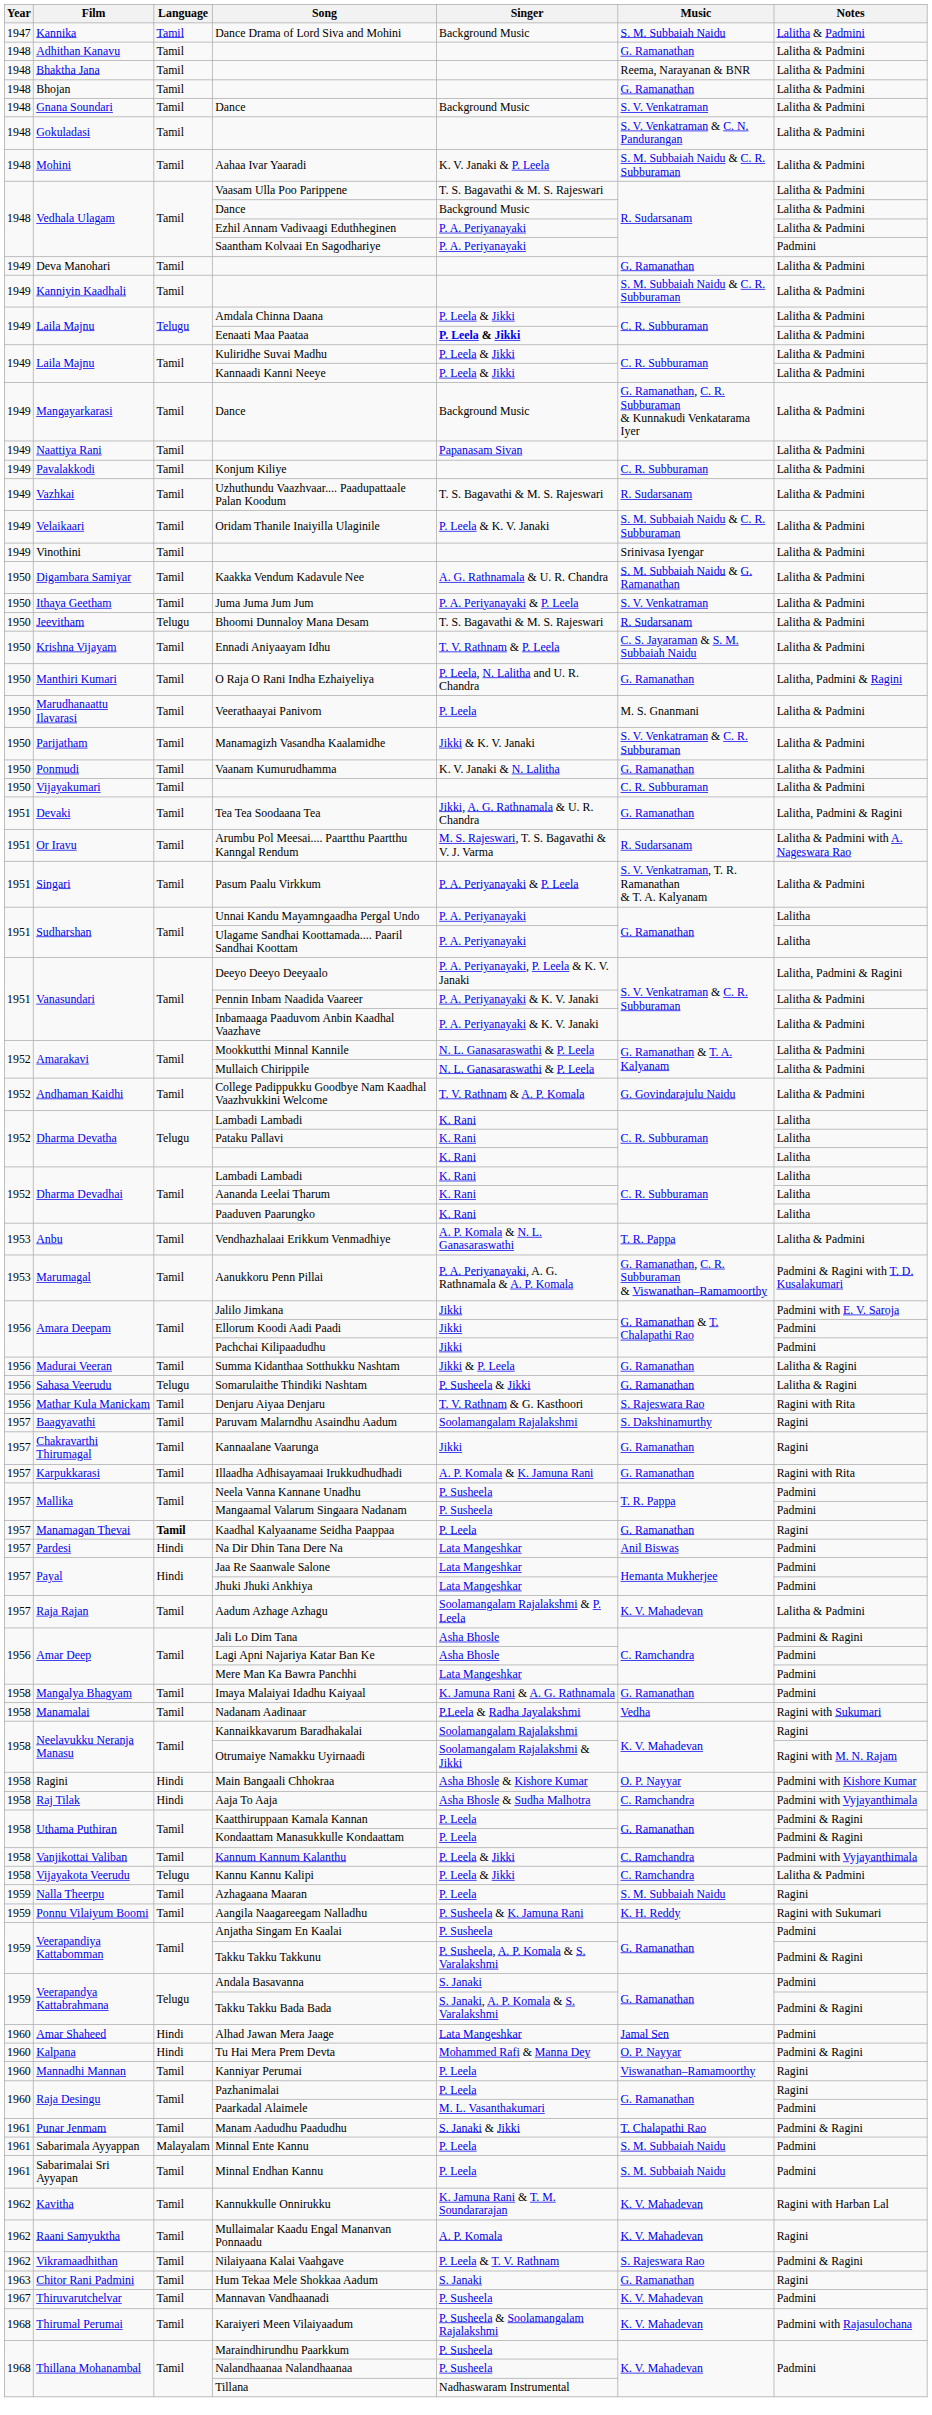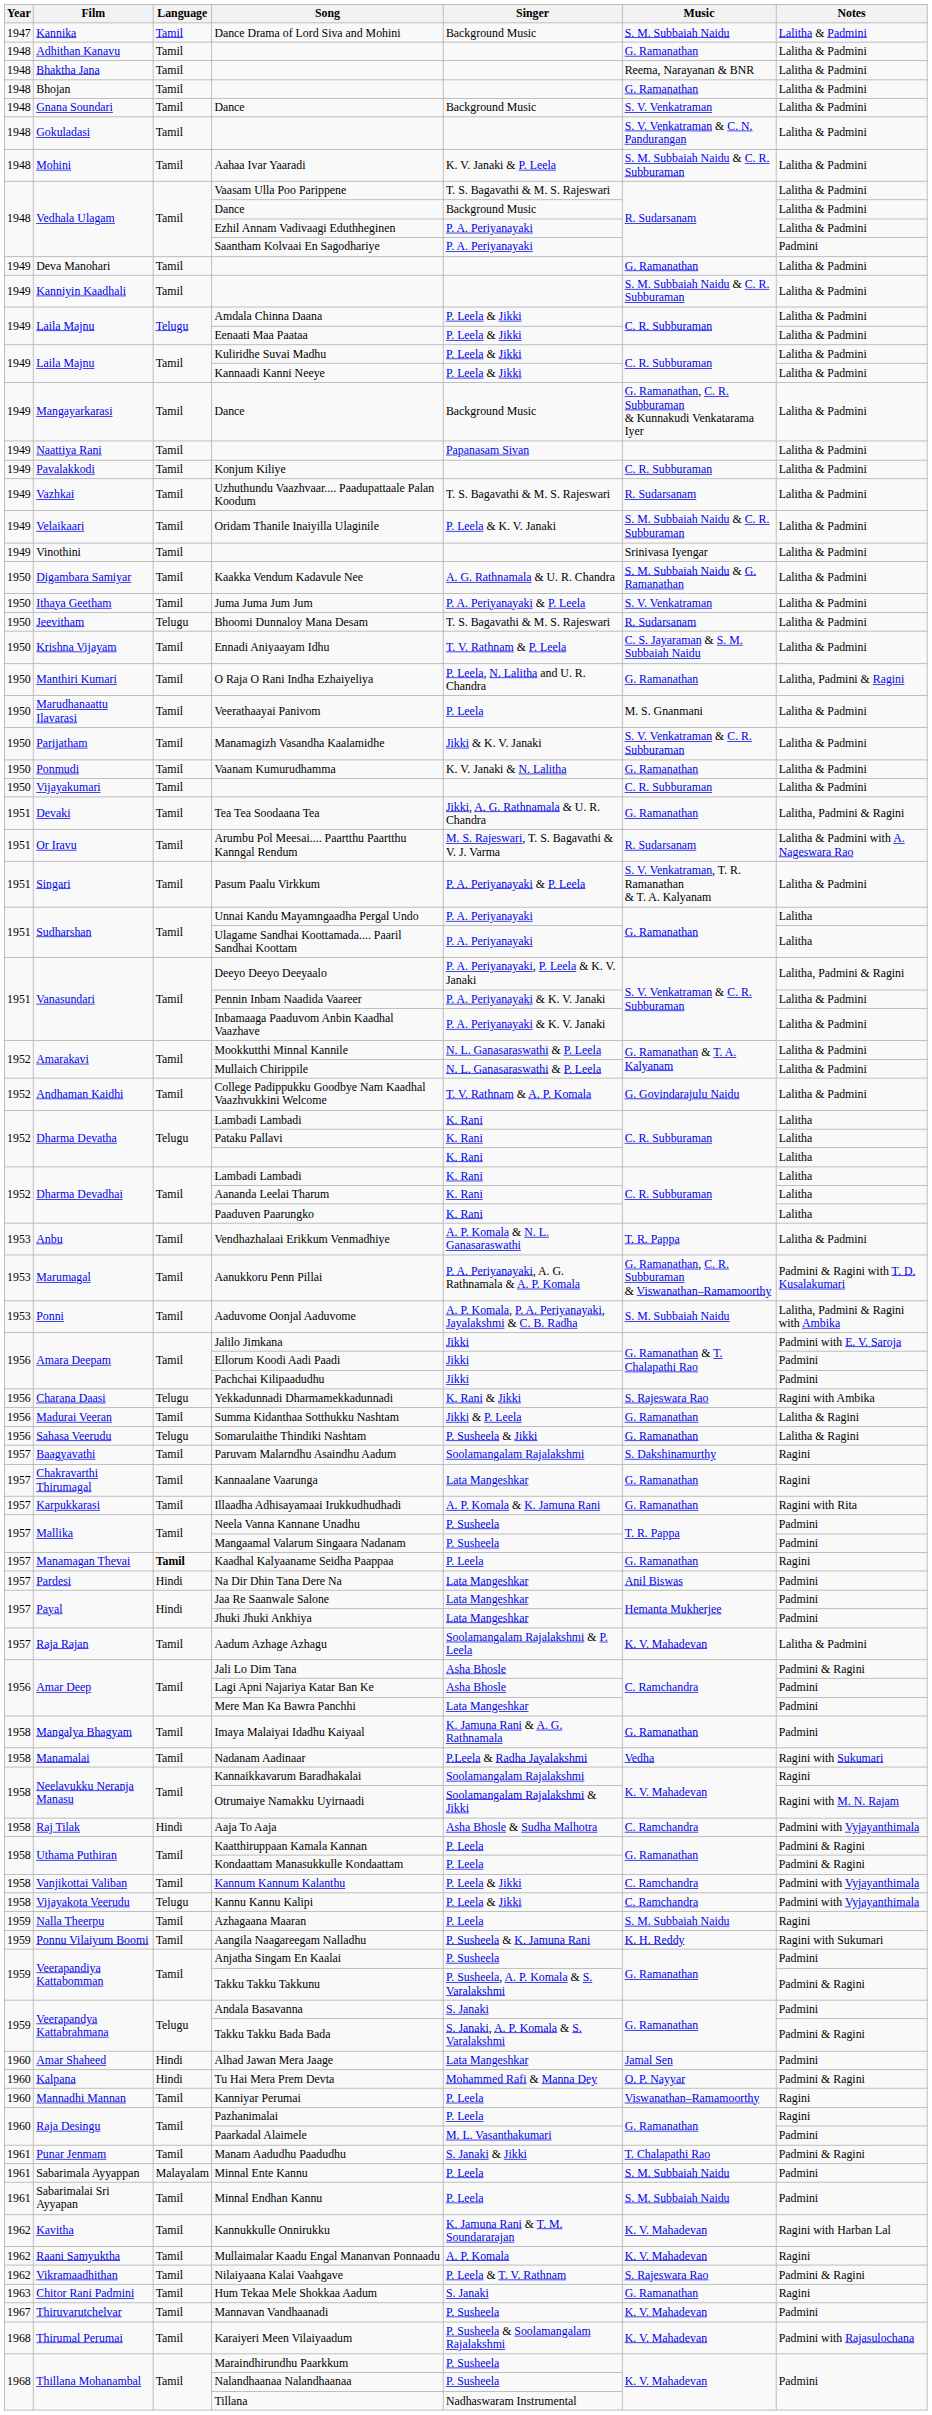(480, 335) bold -> (484, 335) normal
+ row: (50, 1316)
+ row: (71, 1398)
- row: (93, 1403)
(451, 1448) Jikki -> (487, 1480) Lata Mangeshkar
- row: (52, 1781)
(821, 1875) Lalitha & Padmini -> (849, 1902) Padmini with Vyjayanthimala
